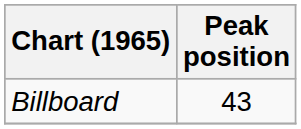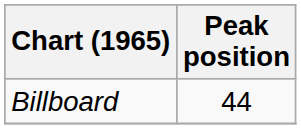(236, 100) 43 -> (236, 100) 44
